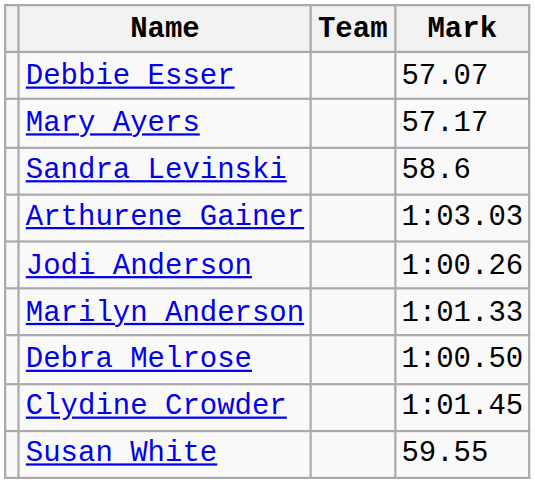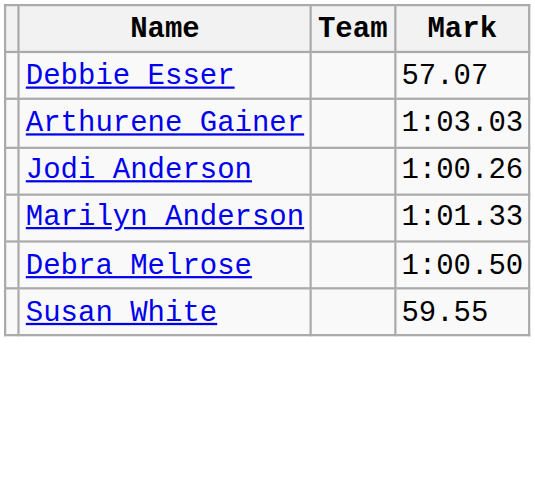- row: (113, 123)
- row: (156, 170)
- row: (156, 407)
